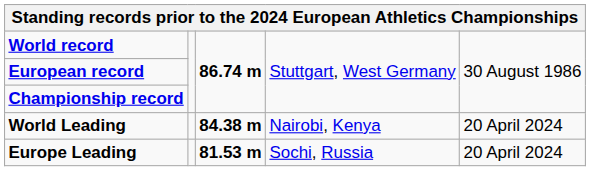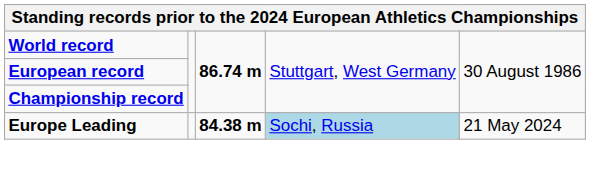- row: (67, 125)
(230, 152) 81.53 m -> (230, 125) 84.38 m
(321, 152) no background -> (321, 125) lightblue background
(513, 152) 20 April 2024 -> (513, 125) 21 May 2024
